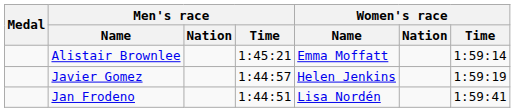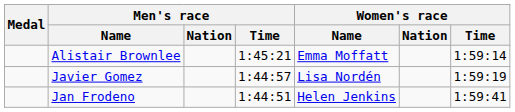(347, 76) Helen Jenkins -> (339, 76) Lisa Nordén
(339, 97) Lisa Nordén -> (347, 97) Helen Jenkins
